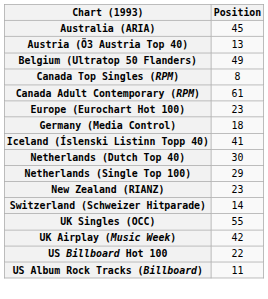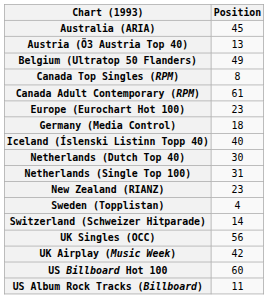(237, 141) 41 -> (237, 141) 40
(237, 173) 29 -> (237, 173) 31
+ row: (108, 206)
(237, 222) 55 -> (237, 238) 56
(237, 254) 22 -> (237, 270) 60
